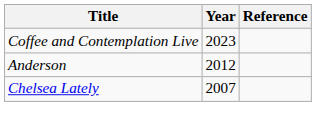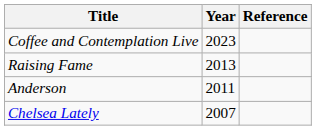+ row: (50, 64)
(221, 64) 2012 -> (220, 88) 2011
